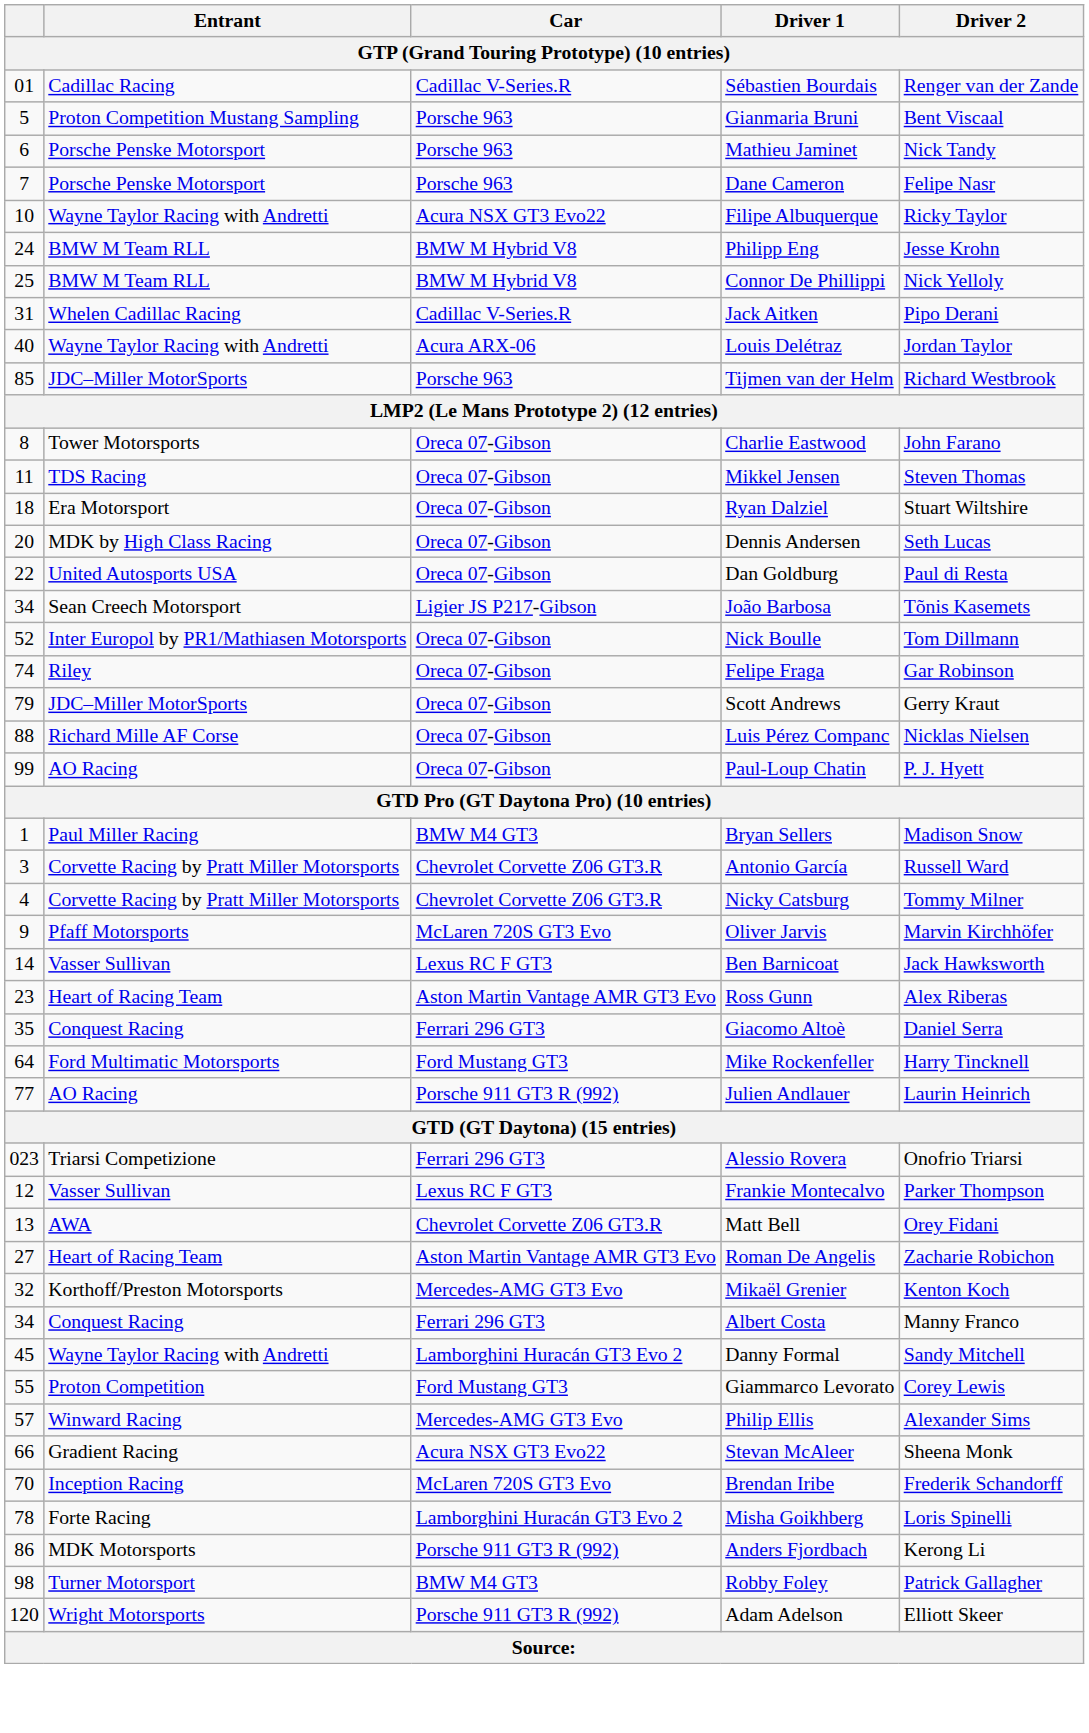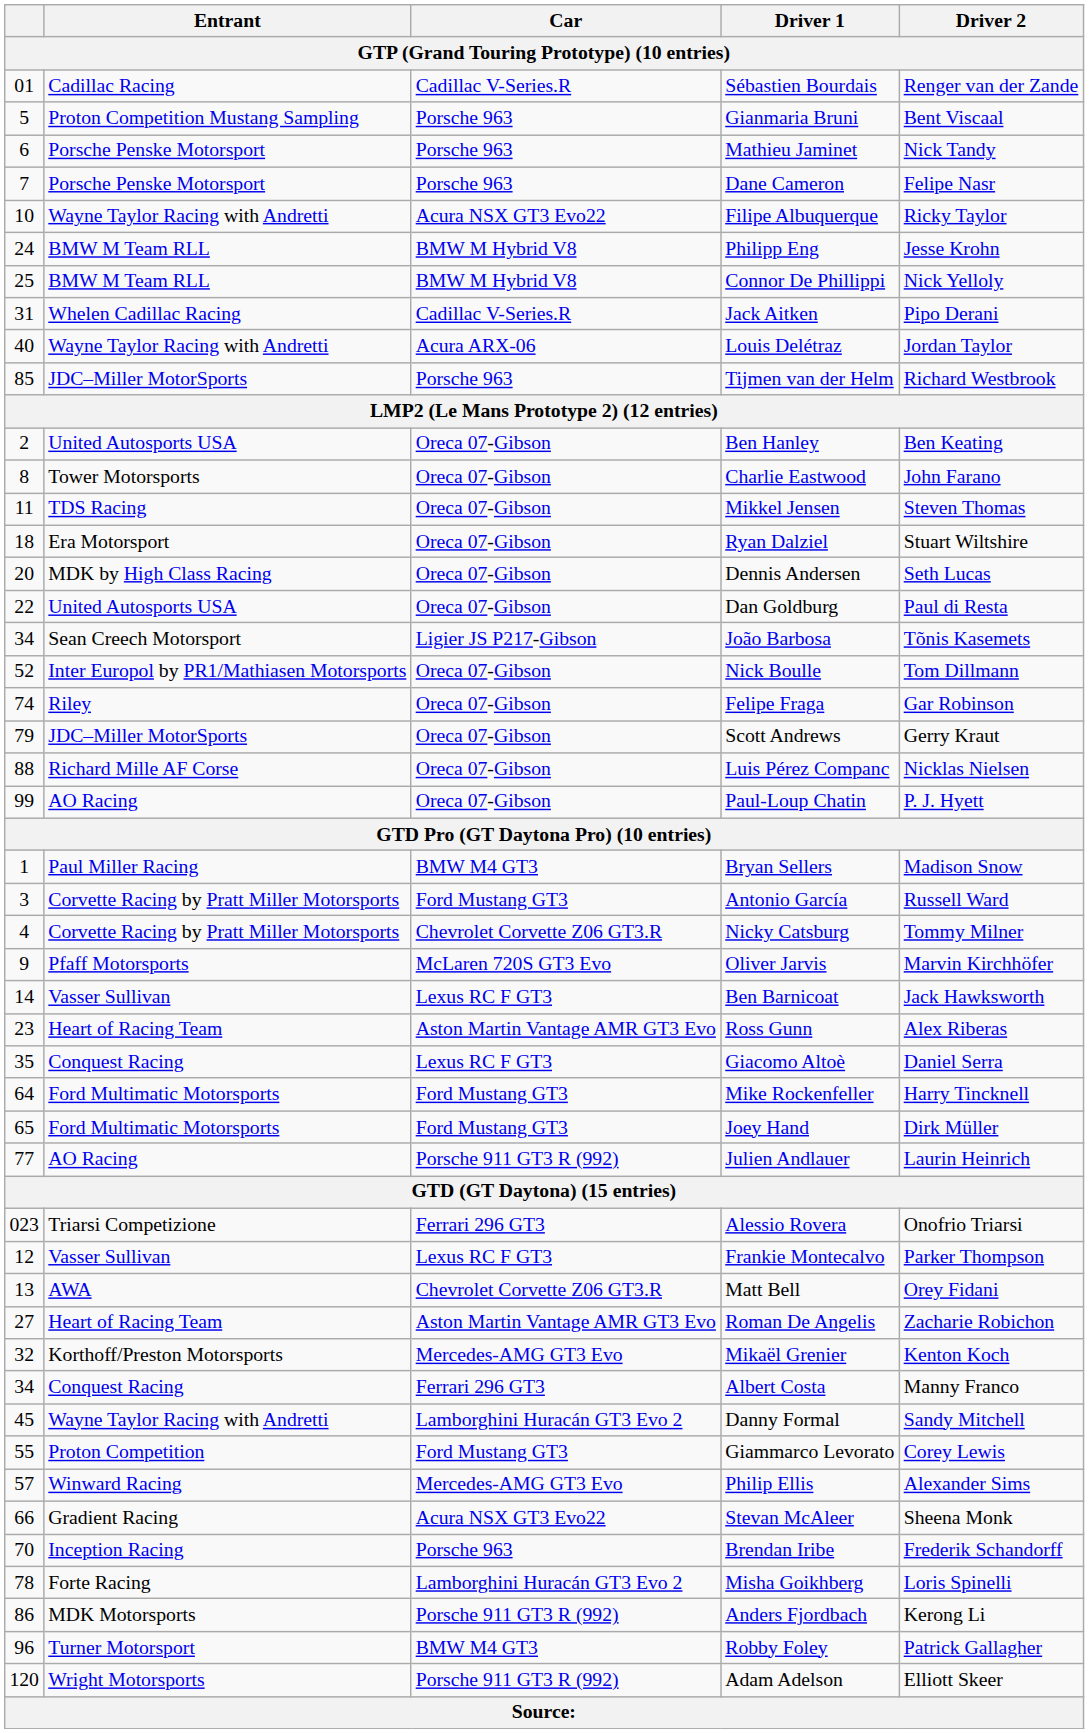+ row: (772, 443)
(539, 866) Chevrolet Corvette Z06 GT3.R -> (492, 898) Ford Mustang GT3
(480, 1028) Ferrari 296 GT3 -> (484, 1061) Lexus RC F GT3
+ row: (767, 1126)
(513, 1484) McLaren 720S GT3 Evo -> (464, 1549) Porsche 963
(24, 1582) 98 -> (24, 1647) 96
